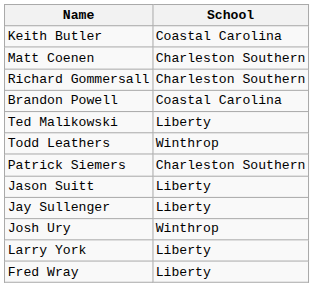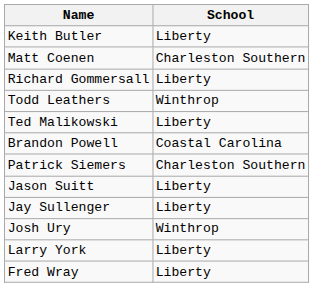(219, 37) Coastal Carolina -> (183, 37) Liberty
(231, 79) Charleston Southern -> (183, 79) Liberty
rows swapped: (59, 144) <-> (63, 101)
